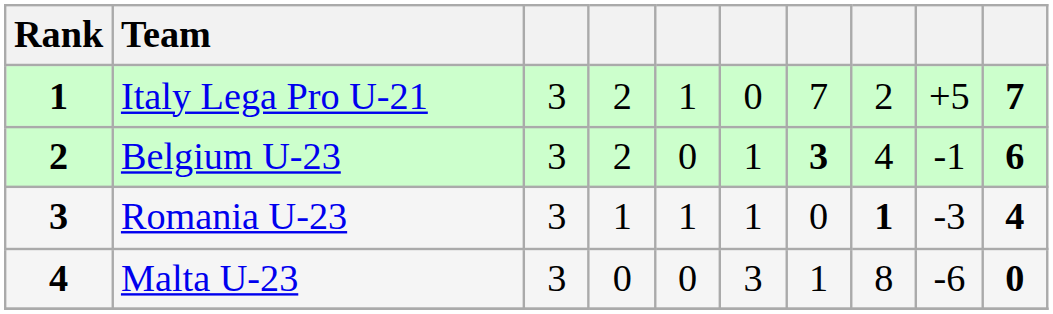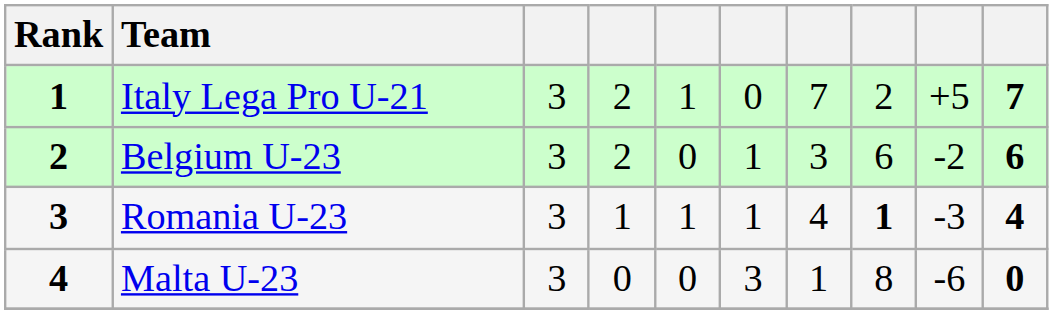(819, 156) bold -> (819, 156) normal
(884, 156) 4 -> (884, 156) 6
(949, 156) -1 -> (949, 156) -2
(819, 216) 0 -> (819, 216) 4
